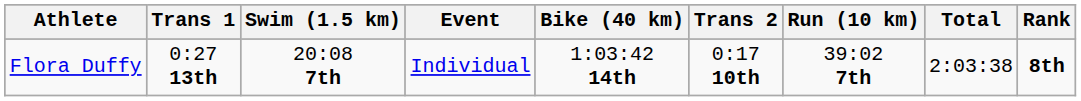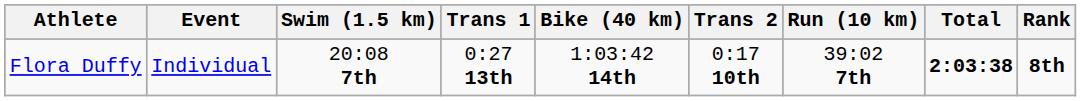columns swapped: (471, 21) <-> (193, 21)
(971, 67) normal -> (971, 67) bold
